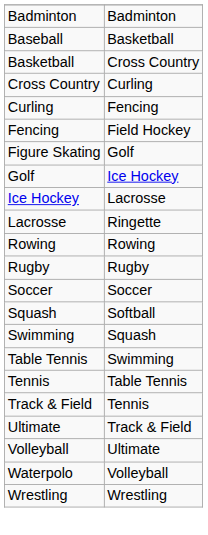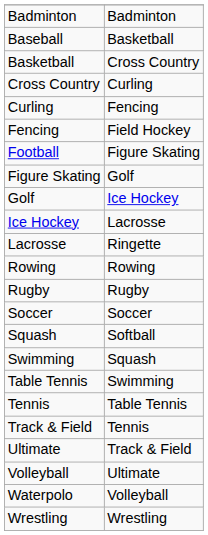+ row: (33, 153)
